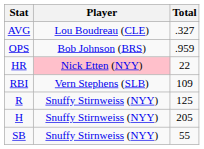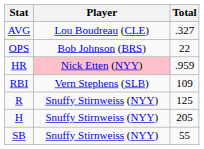(185, 48) .959 -> (185, 48) 22
(185, 65) 22 -> (185, 65) .959
